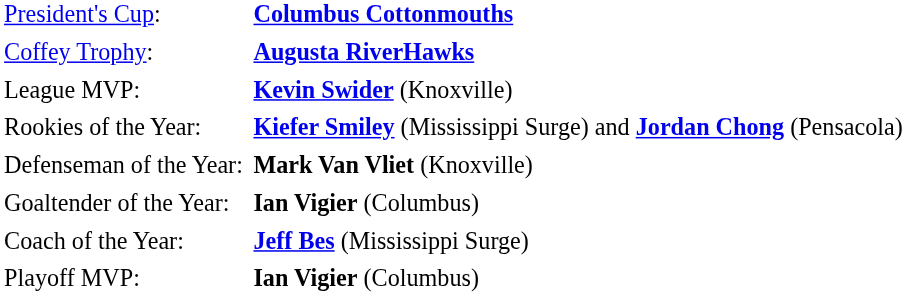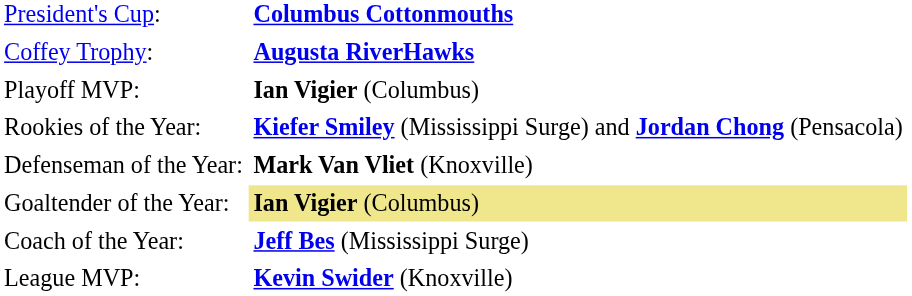rows swapped: (72, 89) <-> (72, 278)
(366, 203) no background -> (366, 203) khaki background
